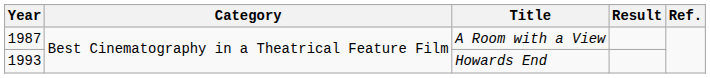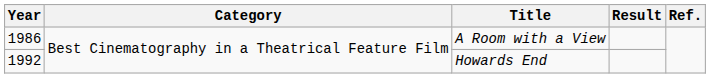(25, 39) 1987 -> (25, 39) 1986
(25, 61) 1993 -> (25, 61) 1992
